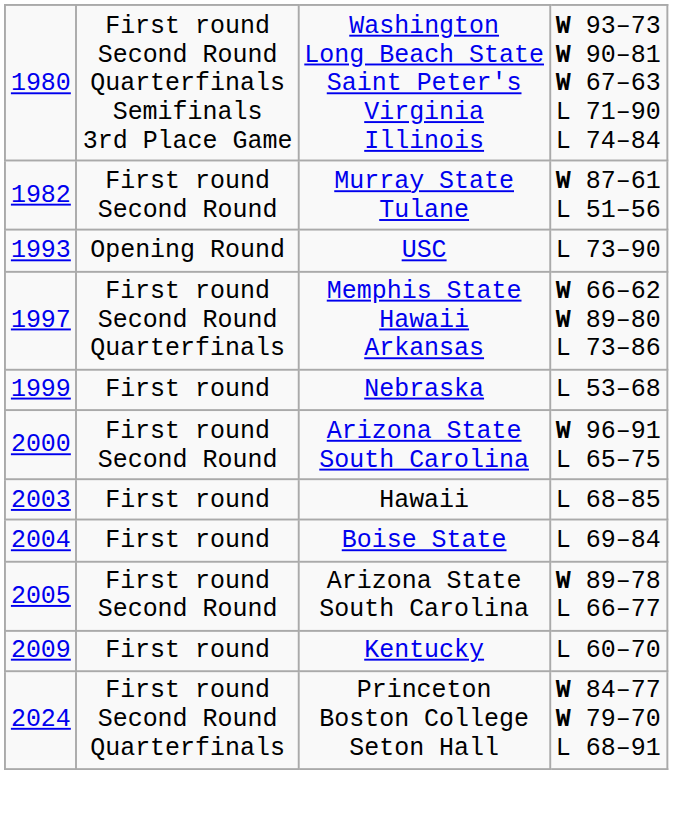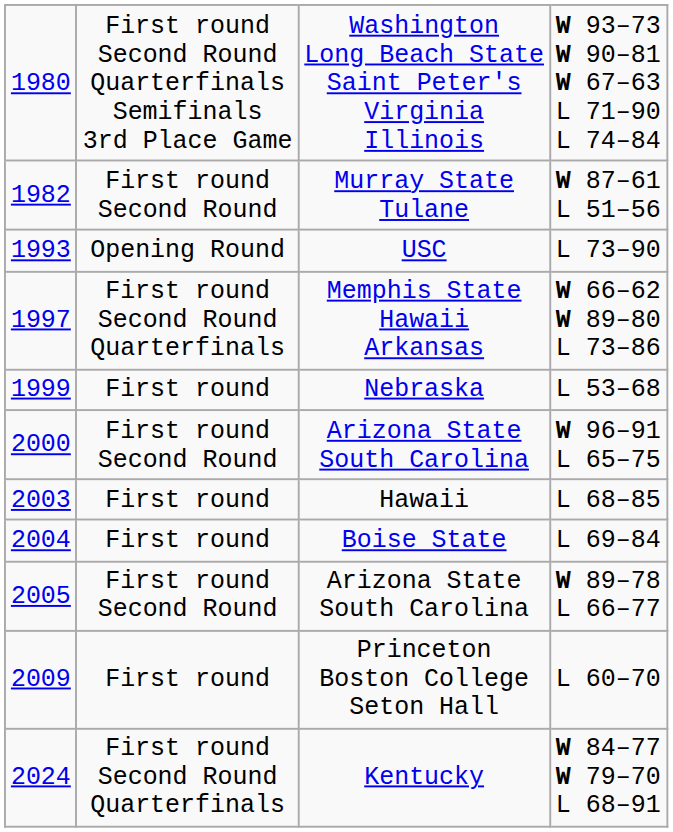(424, 651) Kentucky -> (424, 679) Princeton Boston College Seton Hall
(424, 720) Princeton Boston College Seton Hall -> (424, 778) Kentucky
